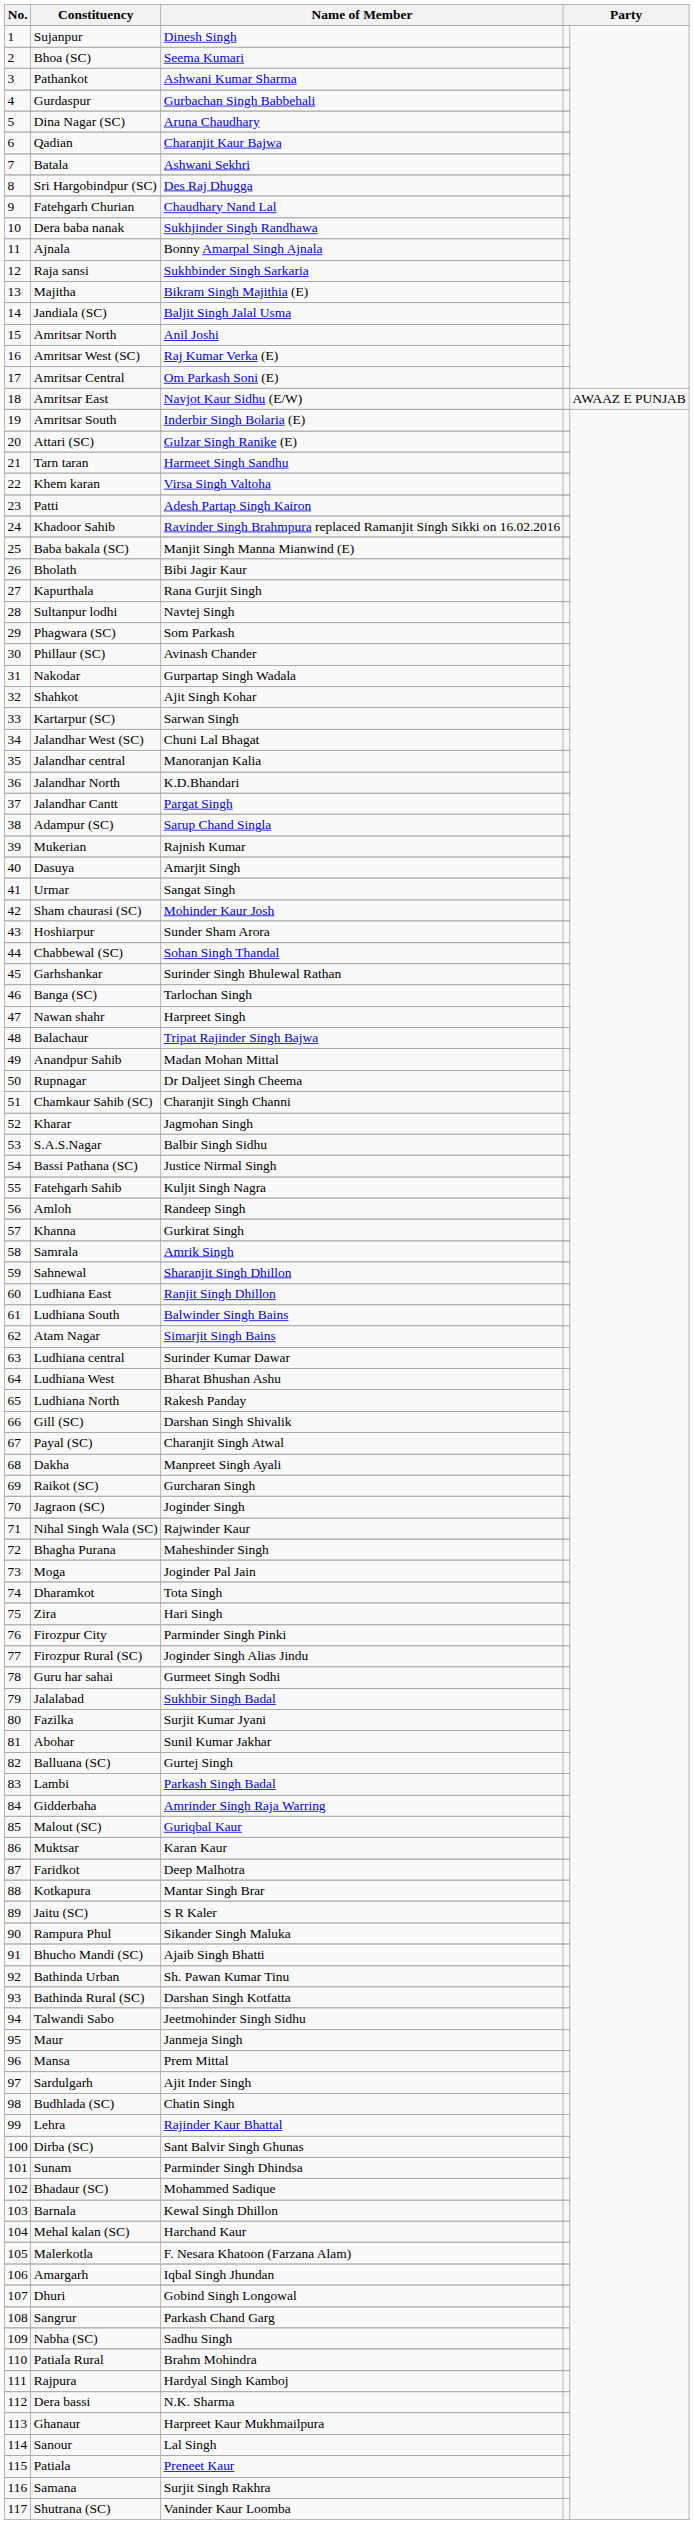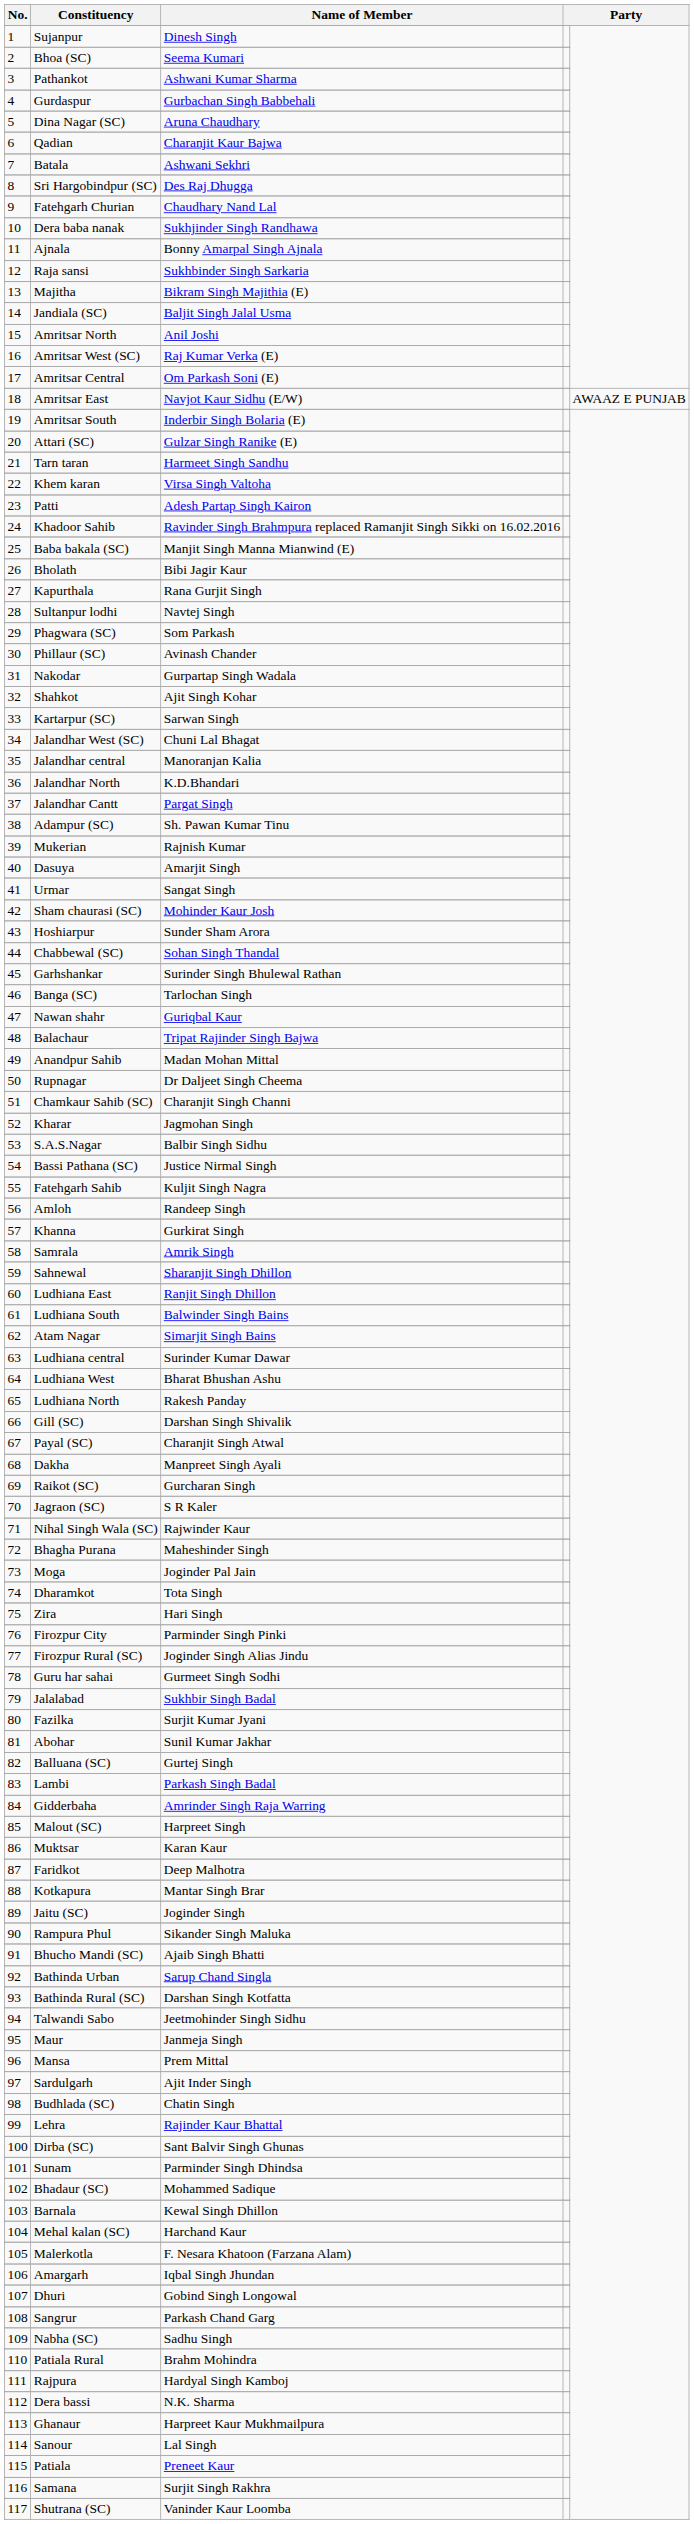(218, 825) Sarup Chand Singla -> (227, 825) Sh. Pawan Kumar Tinu
(205, 1016) Harpreet Singh -> (203, 1016) Guriqbal Kaur
(204, 1507) Joginder Singh -> (190, 1507) S R Kaler
(203, 1826) Guriqbal Kaur -> (205, 1826) Harpreet Singh
(190, 1912) S R Kaler -> (204, 1912) Joginder Singh
(227, 1976) Sh. Pawan Kumar Tinu -> (218, 1976) Sarup Chand Singla
